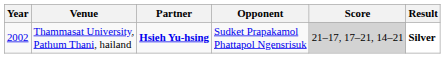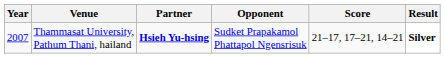(18, 37) 2002 -> (18, 37) 2007
(358, 37) lightgrey background -> (358, 37) no background
